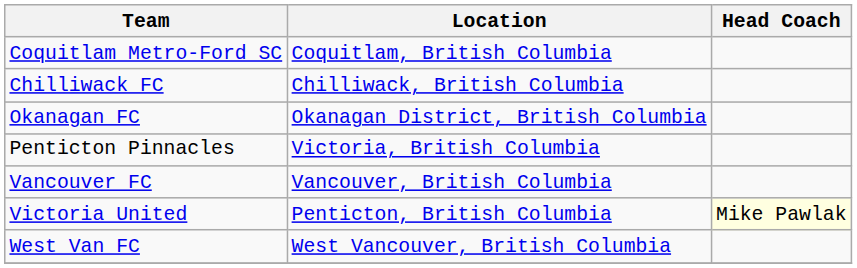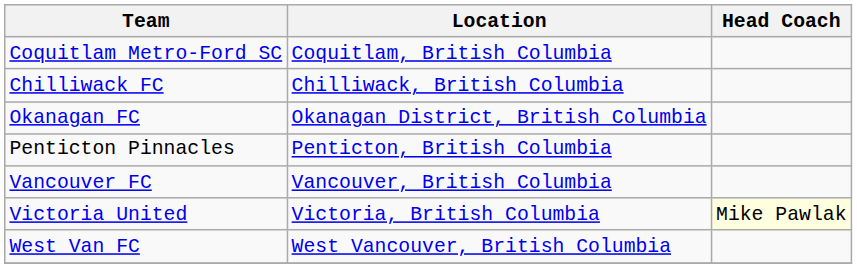(446, 150) Victoria, British Columbia -> (452, 150) Penticton, British Columbia
(452, 214) Penticton, British Columbia -> (446, 214) Victoria, British Columbia
